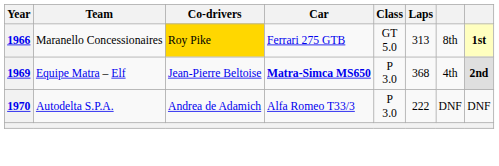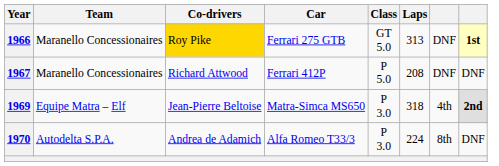(450, 40) 8th -> (444, 40) DNF
+ row: (19, 73)
(319, 73) bold -> (316, 106) normal
(421, 73) 368 -> (415, 106) 318
(421, 106) 222 -> (415, 139) 224
(450, 106) DNF -> (444, 139) 8th
